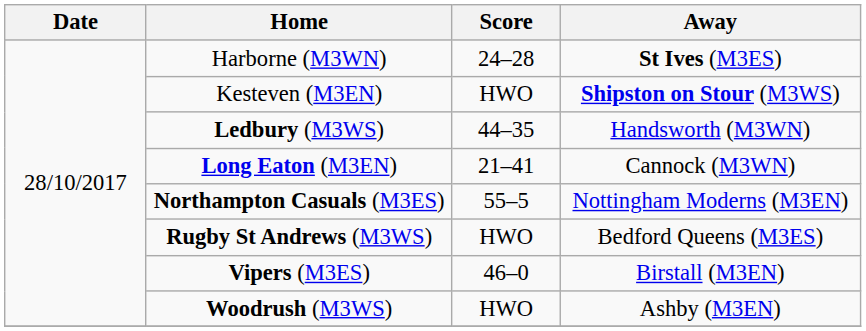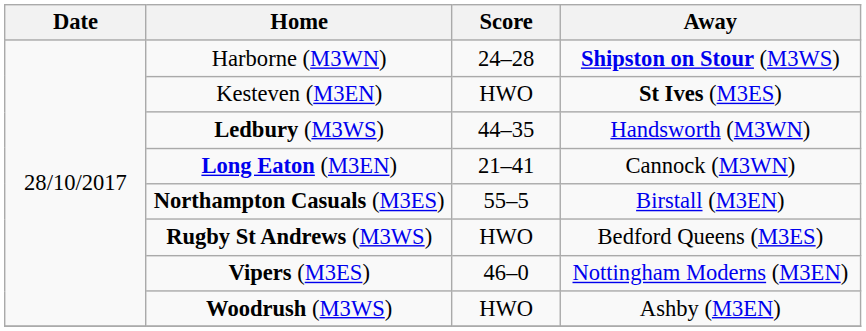(710, 58) St Ives (M3ES) -> (710, 58) Shipston on Stour (M3WS)
(710, 93) Shipston on Stour (M3WS) -> (710, 93) St Ives (M3ES)
(710, 201) Nottingham Moderns (M3EN) -> (710, 201) Birstall (M3EN)
(710, 272) Birstall (M3EN) -> (710, 272) Nottingham Moderns (M3EN)
